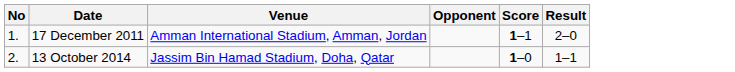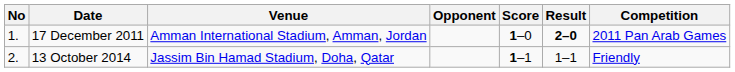+ column: (659, 15)
(521, 36) 1–1 -> (521, 36) 1–0
(566, 36) normal -> (566, 36) bold
(521, 57) 1–0 -> (521, 57) 1–1
